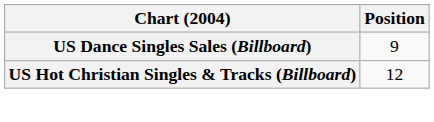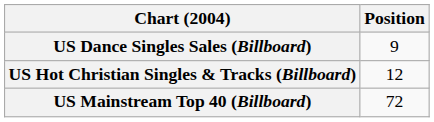+ row: (182, 102)
